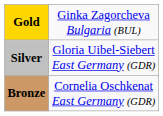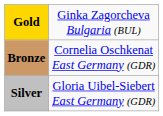rows swapped: (26, 57) <-> (26, 92)
